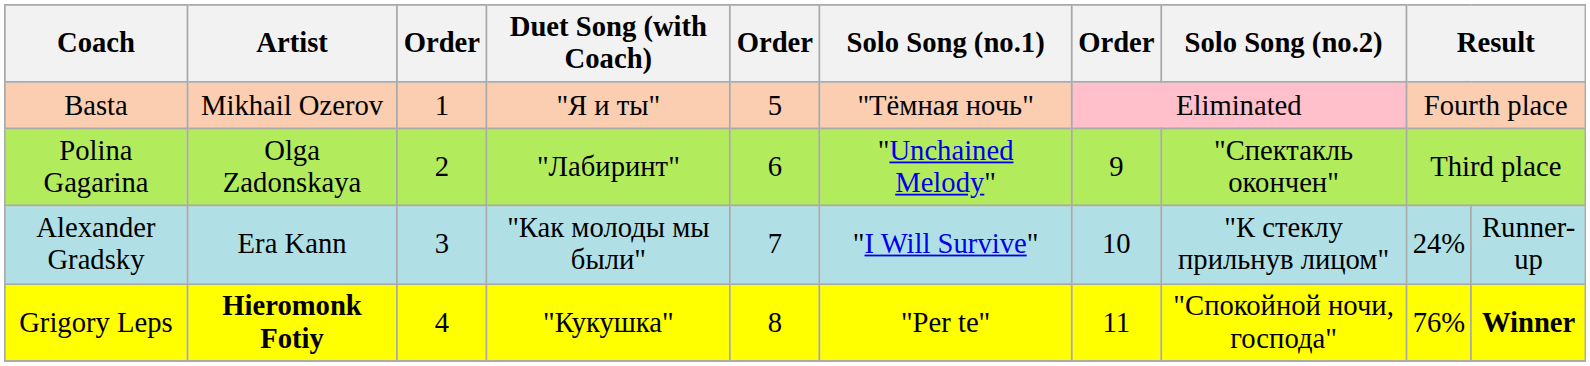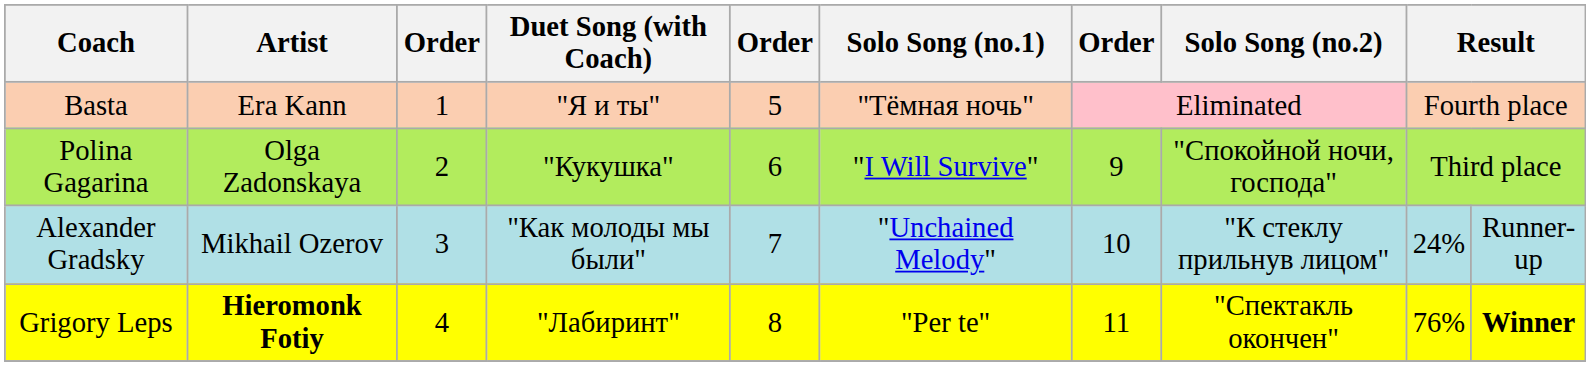(292, 104) Mikhail Ozerov -> (292, 104) Era Kann
(608, 166) "Лабиринт" -> (608, 166) "Кукушка"
(946, 166) "Unchained Melody" -> (946, 166) "I Will Survive"
(1284, 166) "Спектакль окончен" -> (1284, 166) "Спокойной ночи, господа"
(292, 244) Era Kann -> (292, 244) Mikhail Ozerov
(946, 244) "I Will Survive" -> (946, 244) "Unchained Melody"
(608, 321) "Кукушка" -> (608, 321) "Лабиринт"
(1284, 321) "Спокойной ночи, господа" -> (1284, 321) "Спектакль окончен"
